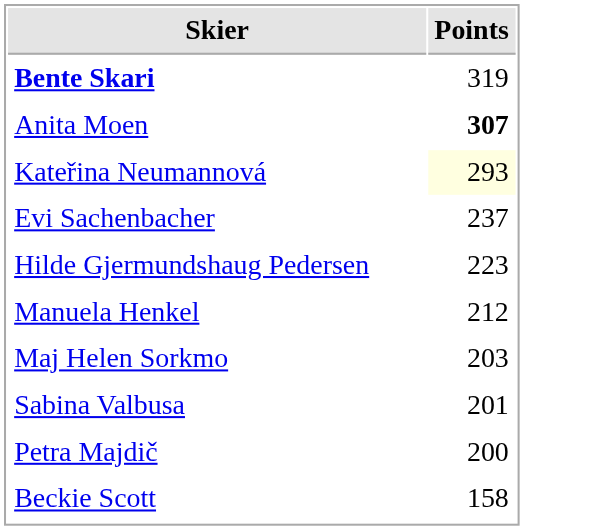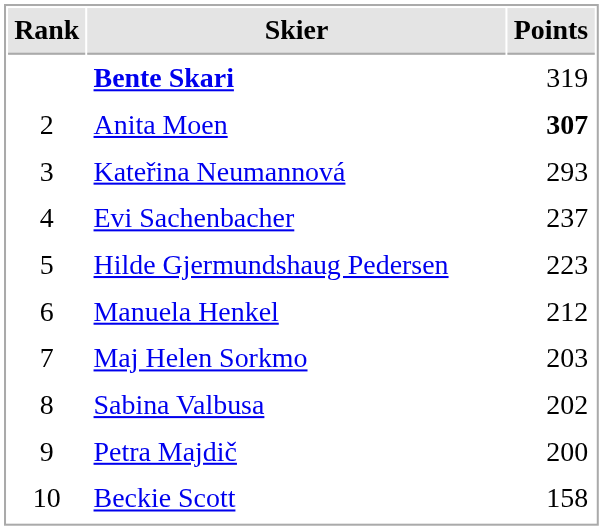+ column: (47, 29)
(488, 171) lightyellow background -> (567, 171) no background
(488, 405) 201 -> (567, 405) 202
